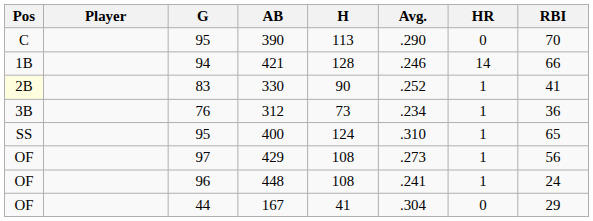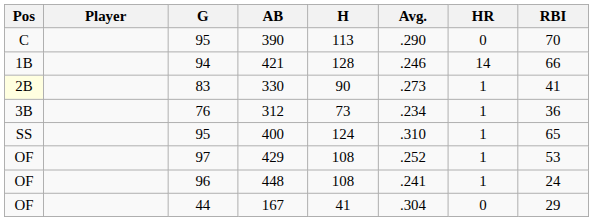(413, 87) .252 -> (413, 87) .273
(413, 157) .273 -> (413, 157) .252
(553, 157) 56 -> (553, 157) 53
